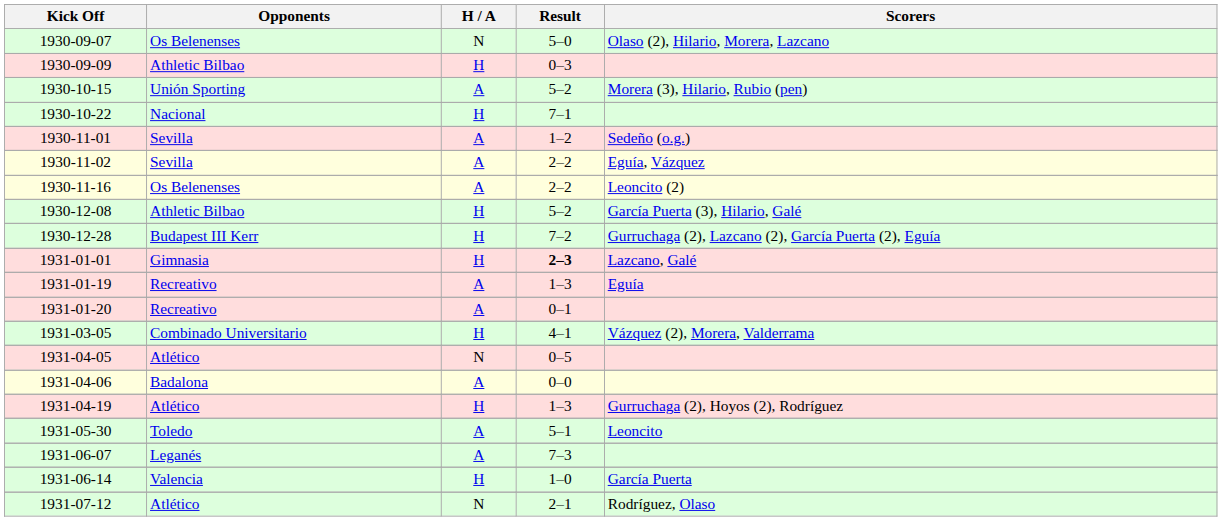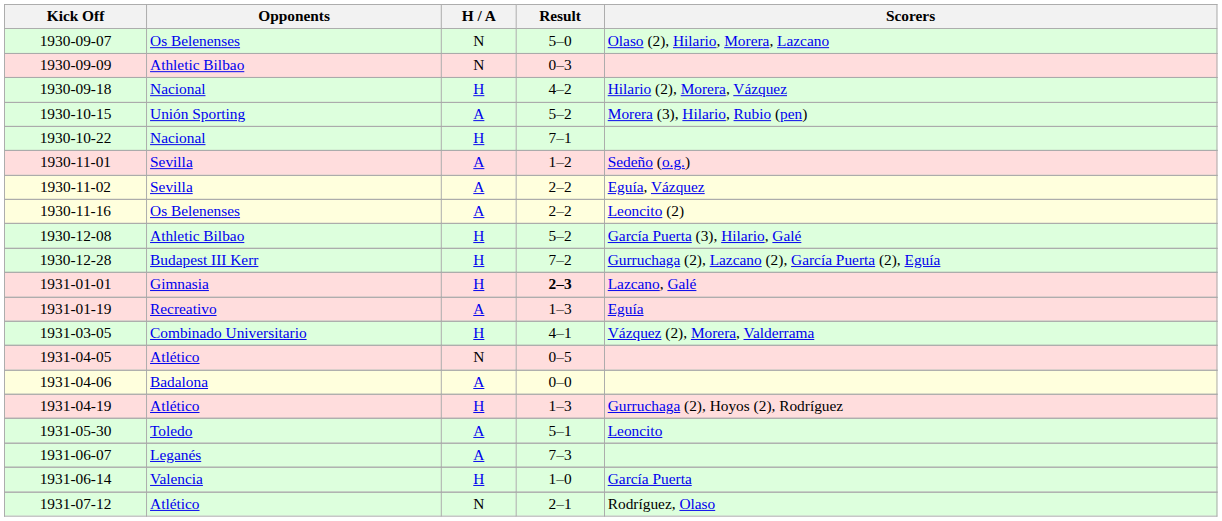(479, 65) H -> (479, 65) N
+ row: (75, 89)
- row: (75, 308)
